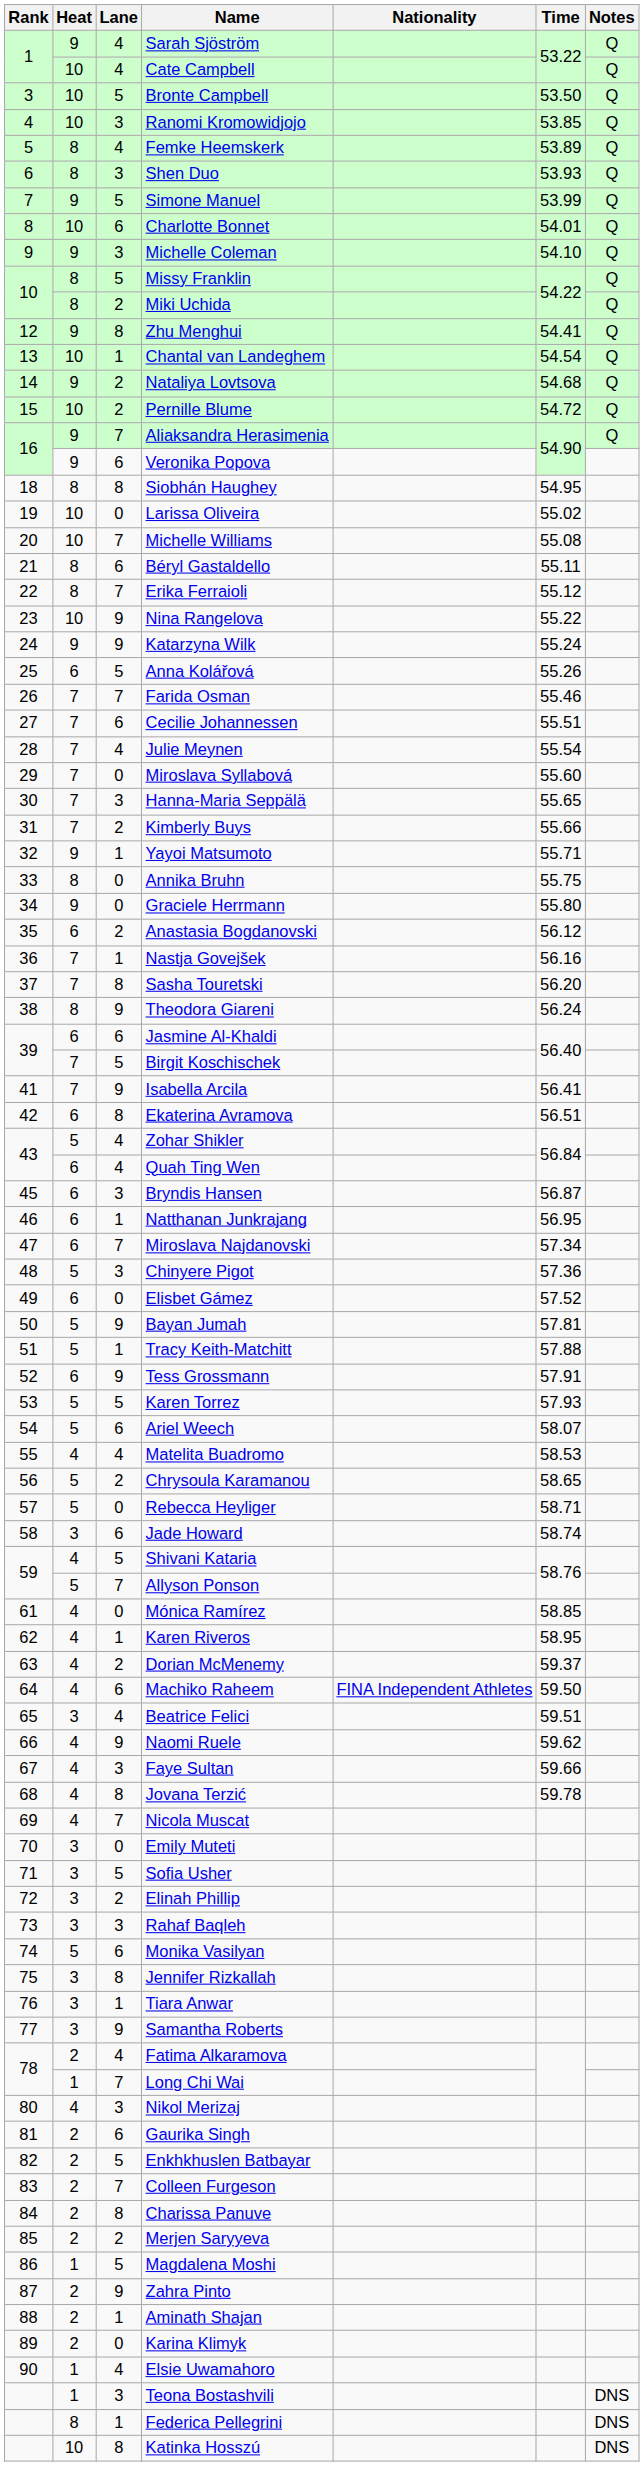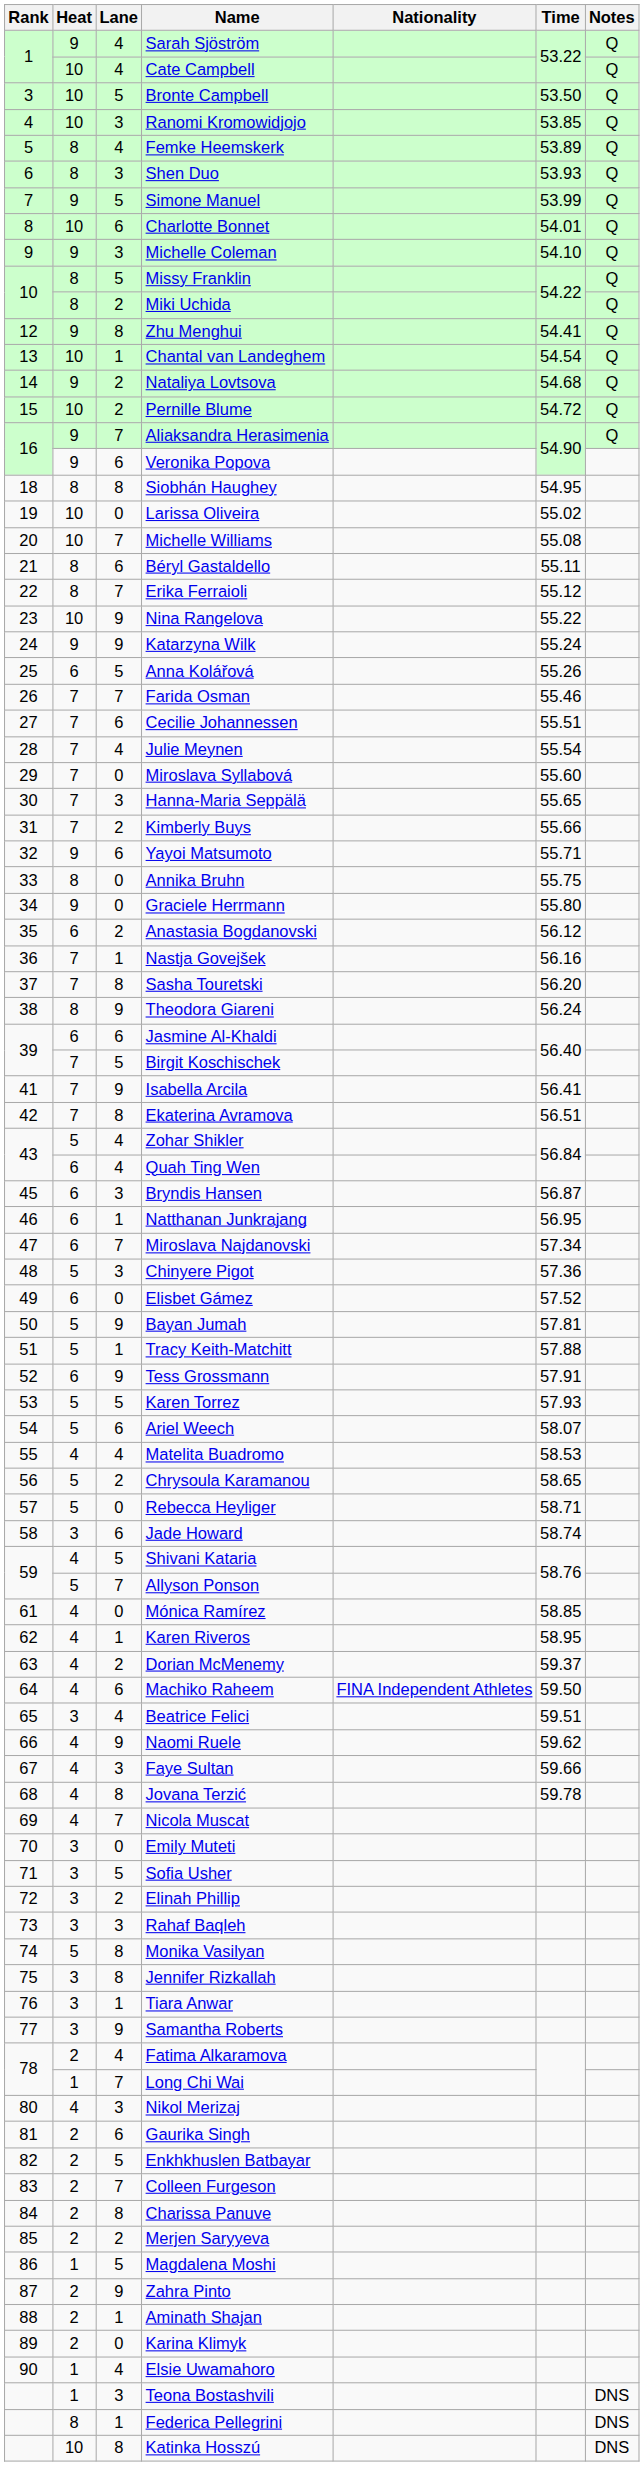(119, 853) 1 -> (119, 853) 6
(74, 1115) 6 -> (74, 1115) 7
(119, 1951) 6 -> (119, 1951) 8
